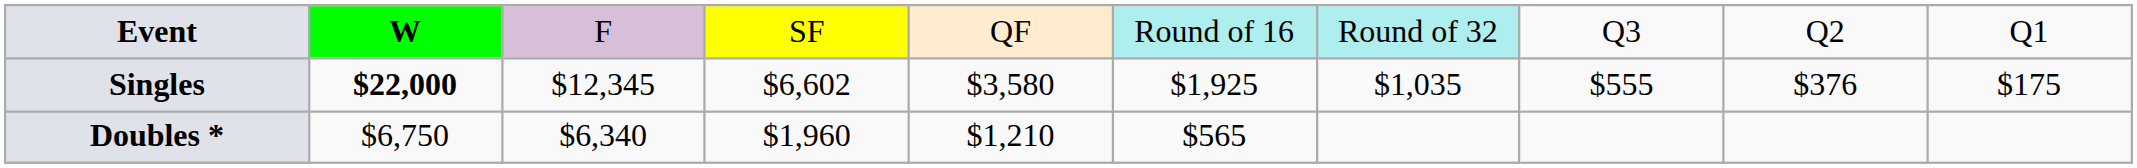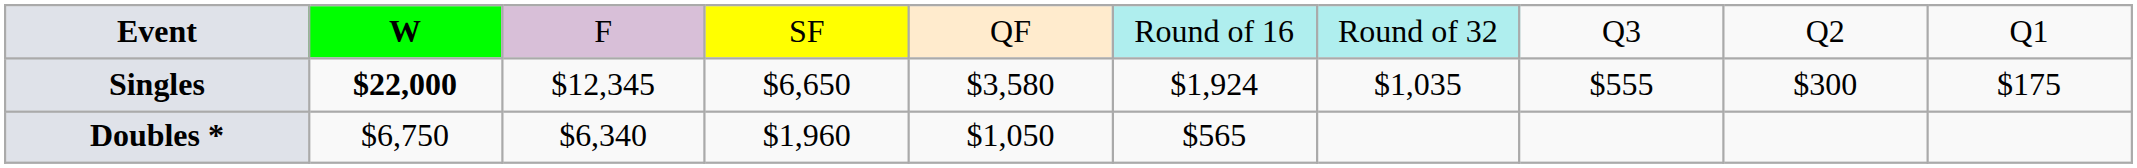(807, 83) $6,602 -> (807, 83) $6,650
(1214, 83) $1,925 -> (1214, 83) $1,924
(1825, 83) $376 -> (1825, 83) $300
(1010, 136) $1,210 -> (1010, 136) $1,050
